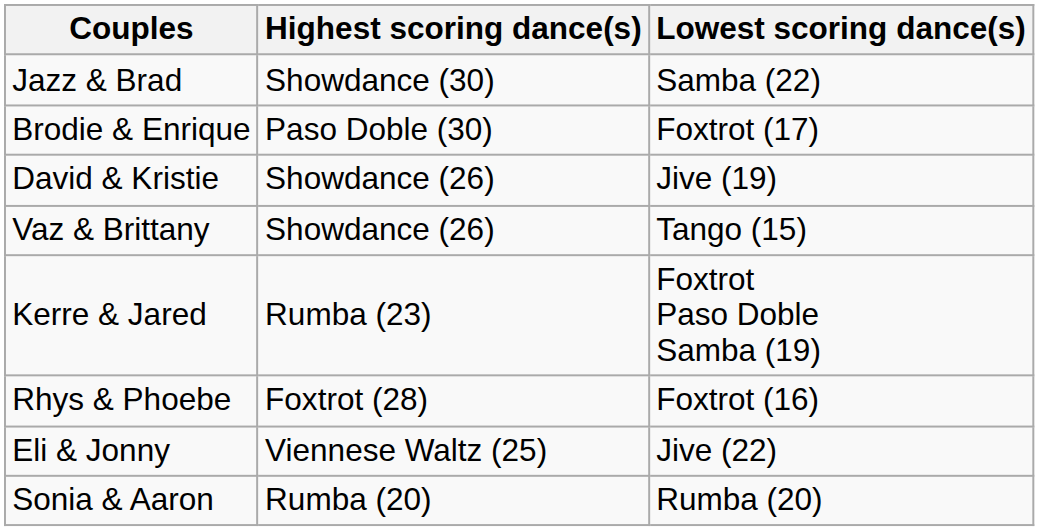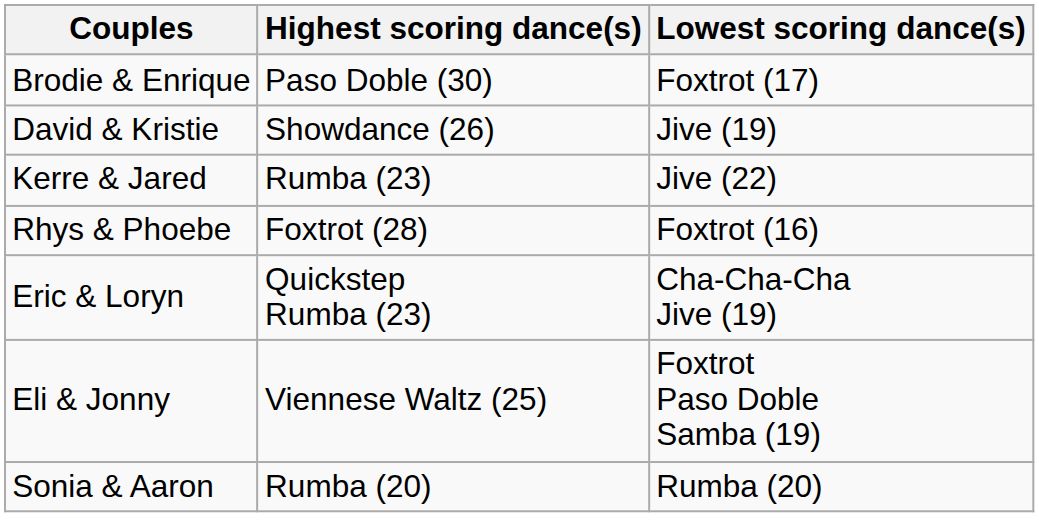- row: (97, 79)
- row: (111, 229)
(739, 314) Foxtrot Paso Doble Samba (19) -> (717, 179) Jive (22)
+ row: (98, 297)
(717, 450) Jive (22) -> (739, 400) Foxtrot Paso Doble Samba (19)
